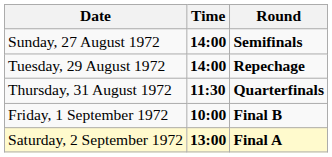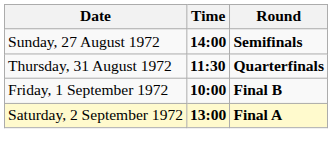- row: (87, 66)
